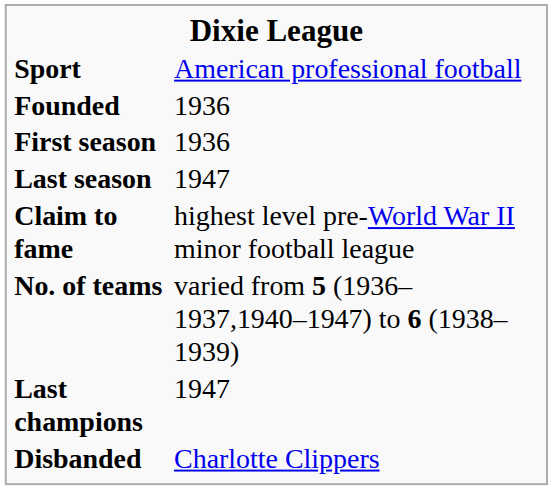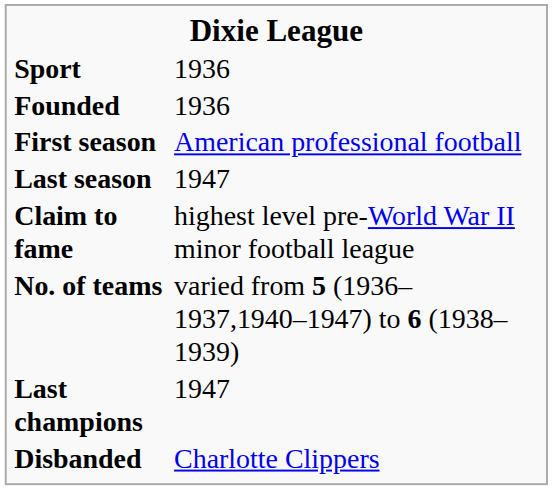(348, 68) American professional football -> (202, 68) 1936
(202, 141) 1936 -> (348, 141) American professional football
